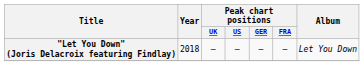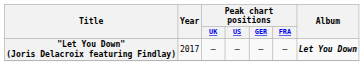(190, 49) 2018 -> (190, 49) 2017
(328, 49) normal -> (328, 49) bold
